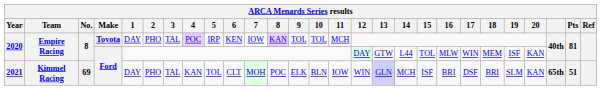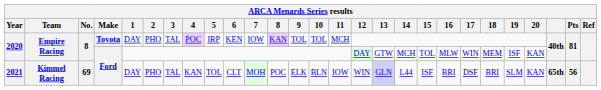(406, 53) L44 -> (406, 53) MCH
(406, 73) MCH -> (406, 73) L44
(573, 73) 51 -> (573, 73) 56
